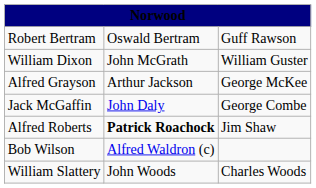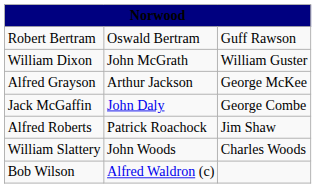(161, 127) bold -> (157, 127) normal
rows swapped: (54, 171) <-> (41, 149)
